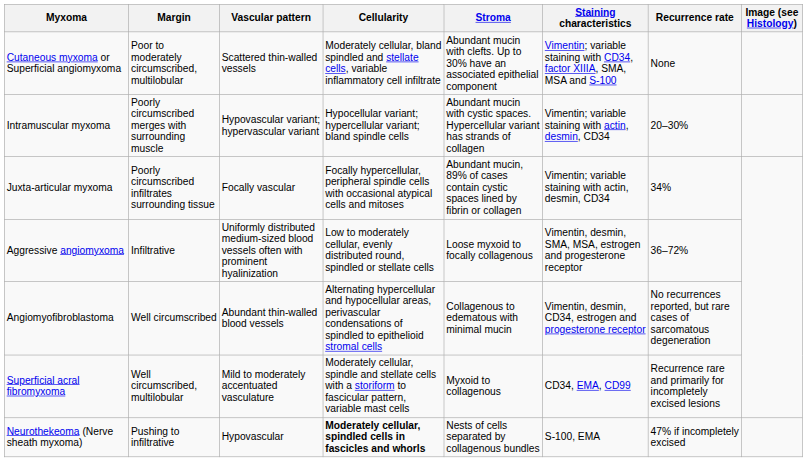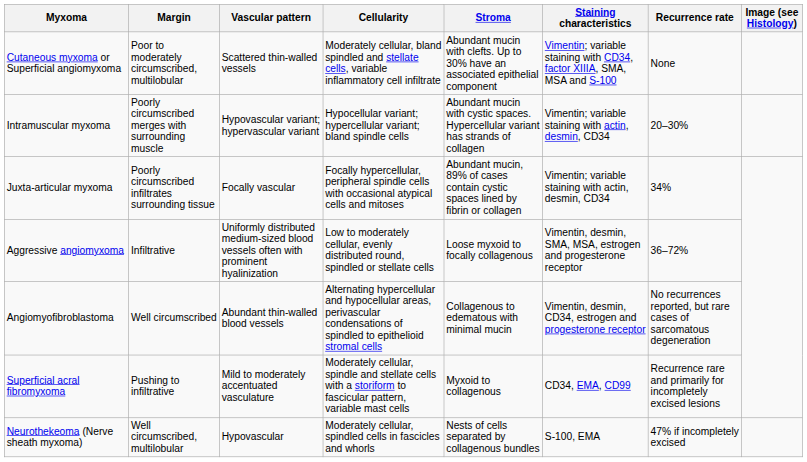(164, 386) Well circumscribed, multilobular -> (155, 386) Pushing to infiltrative
(155, 437) Pushing to infiltrative -> (164, 437) Well circumscribed, multilobular
(375, 437) bold -> (382, 437) normal
